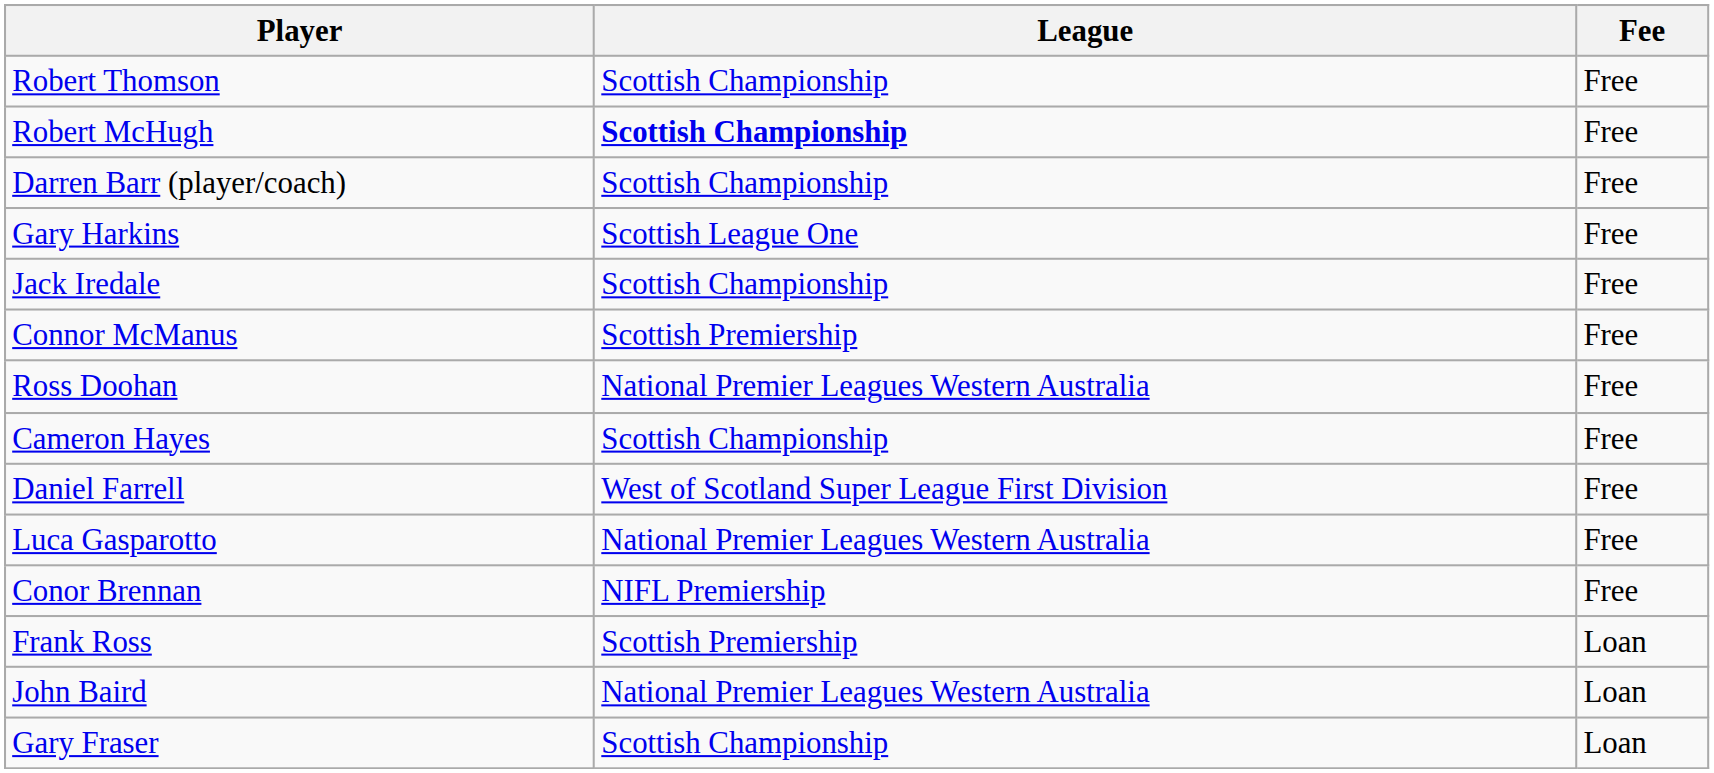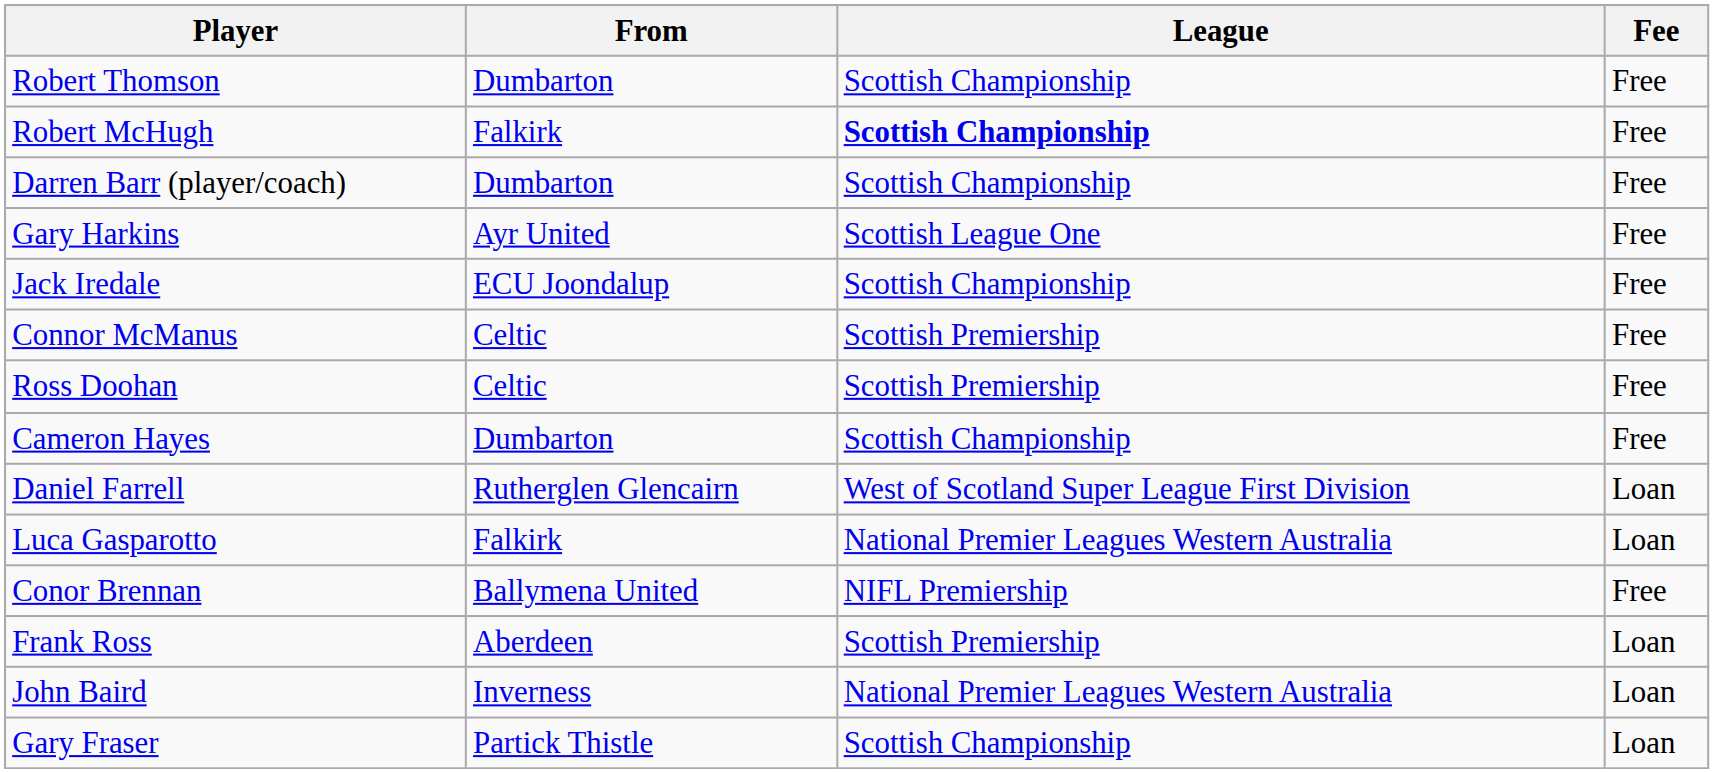+ column: (651, 30)
(875, 386) National Premier Leagues Western Australia -> (972, 386) Scottish Premiership
(1611, 488) Free -> (1644, 488) Loan
(1611, 538) Free -> (1644, 538) Loan
